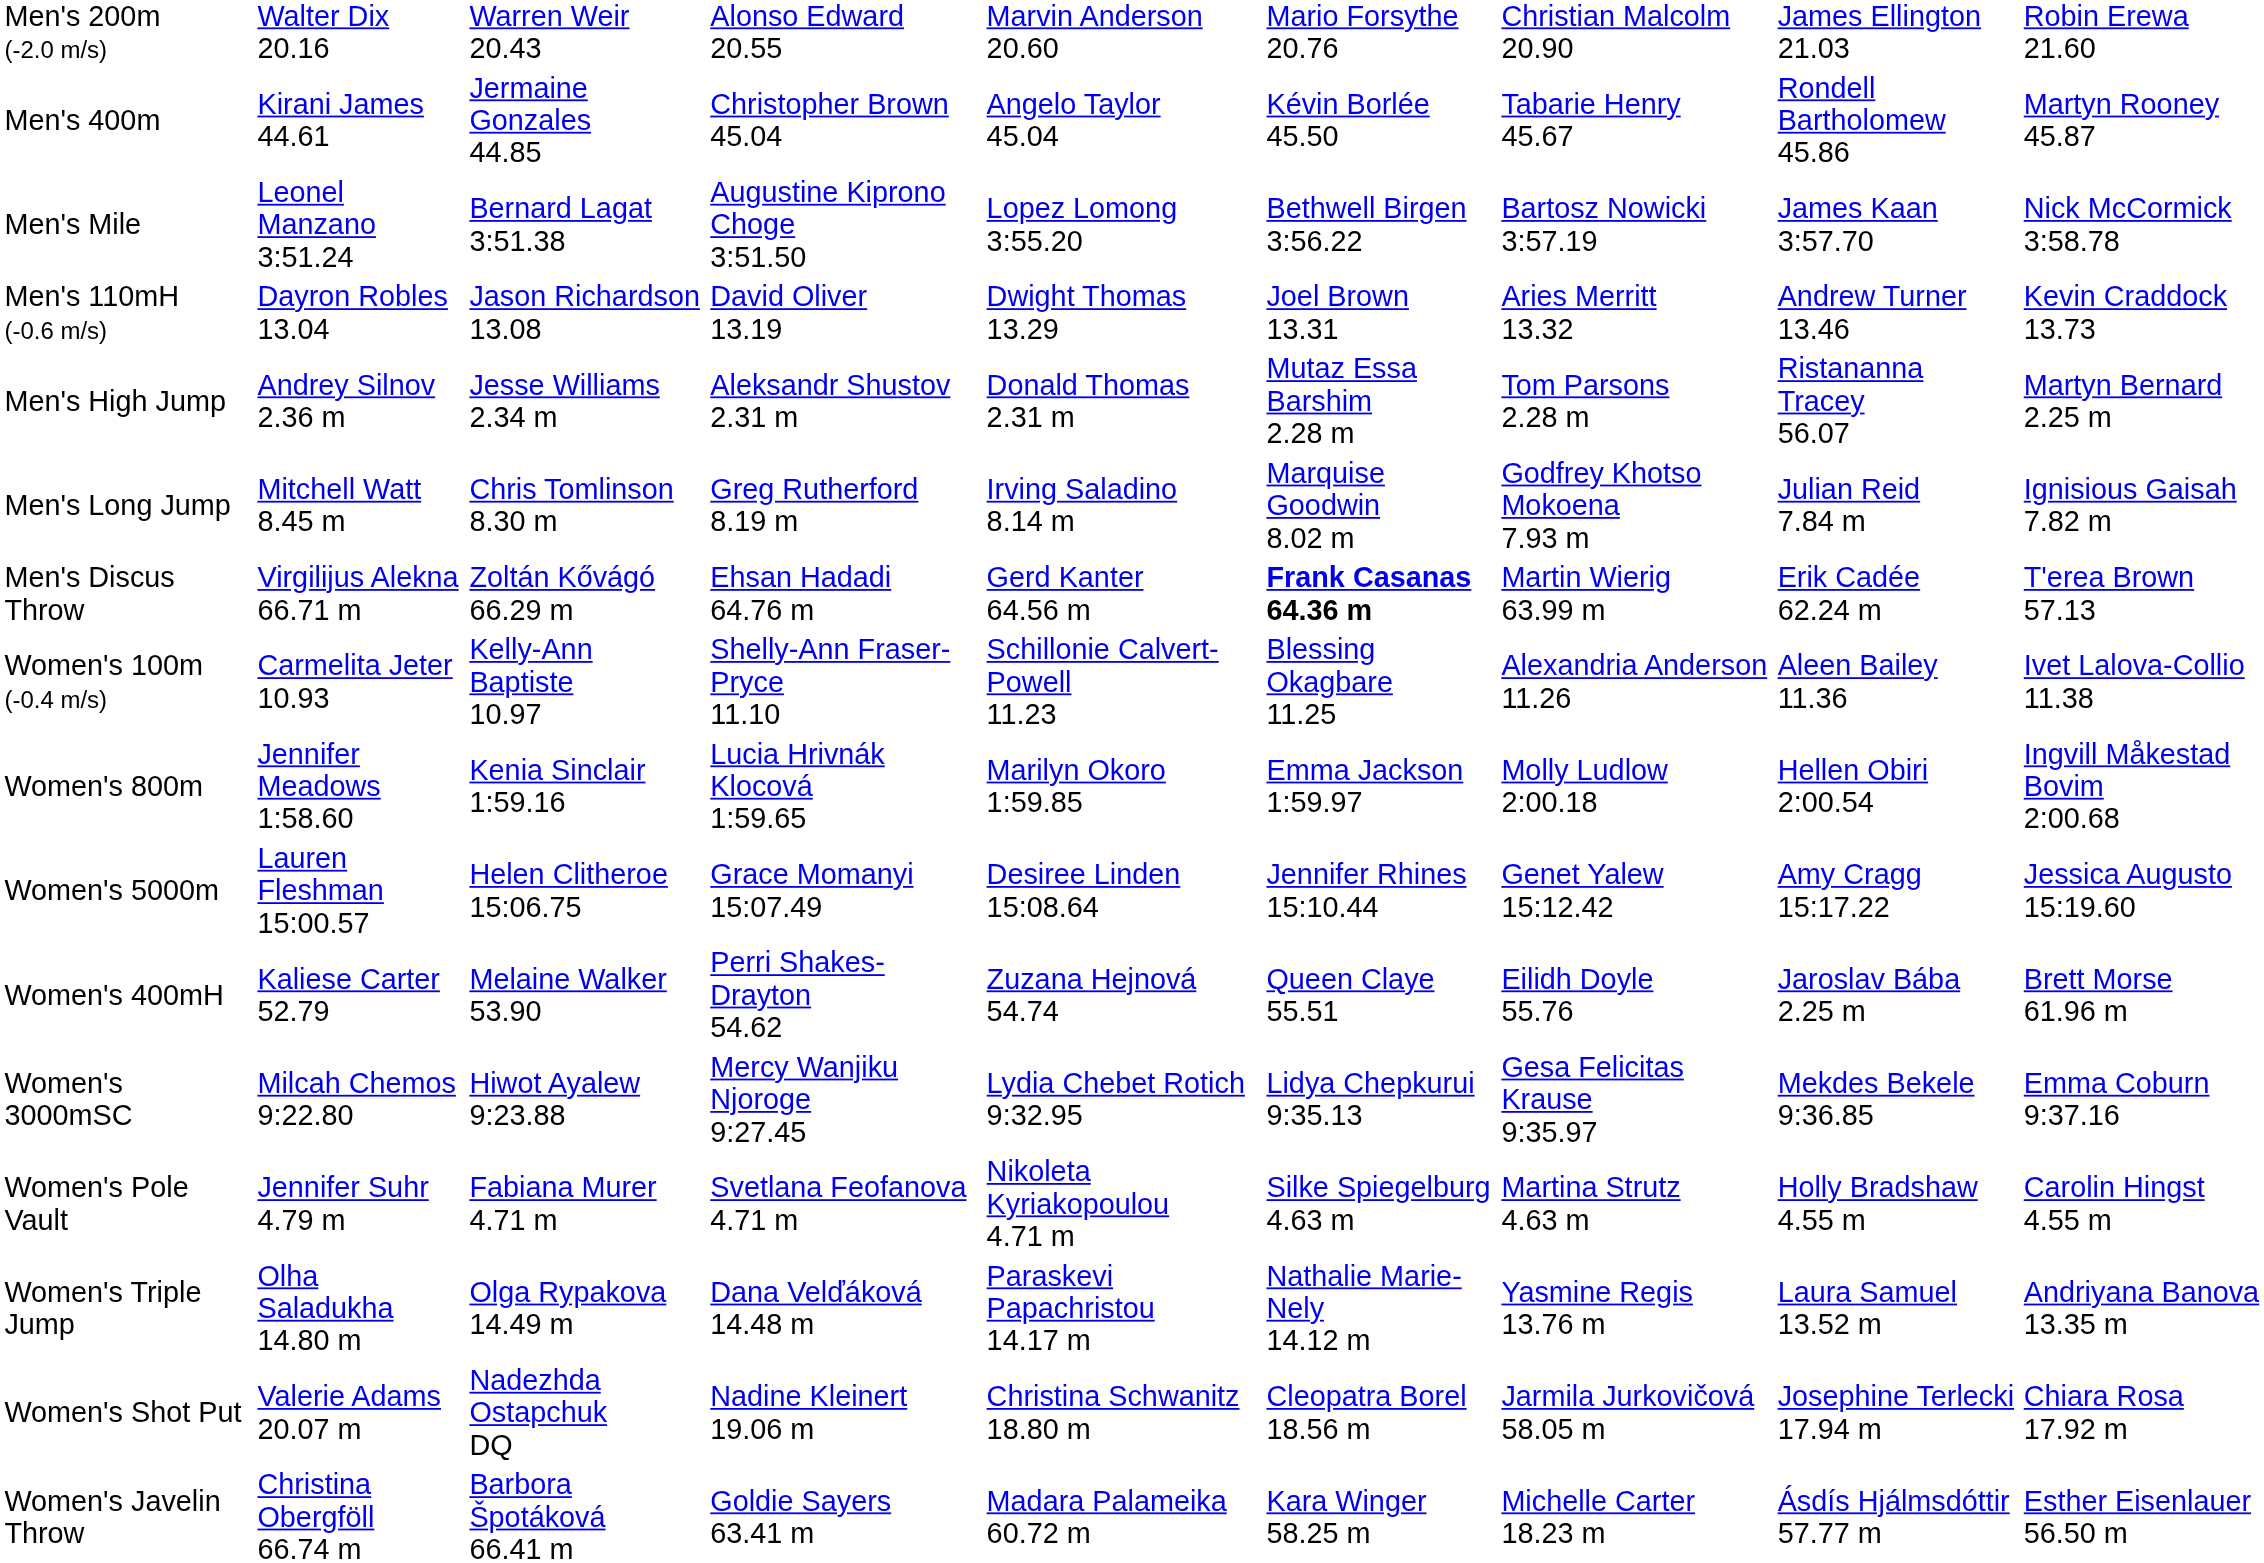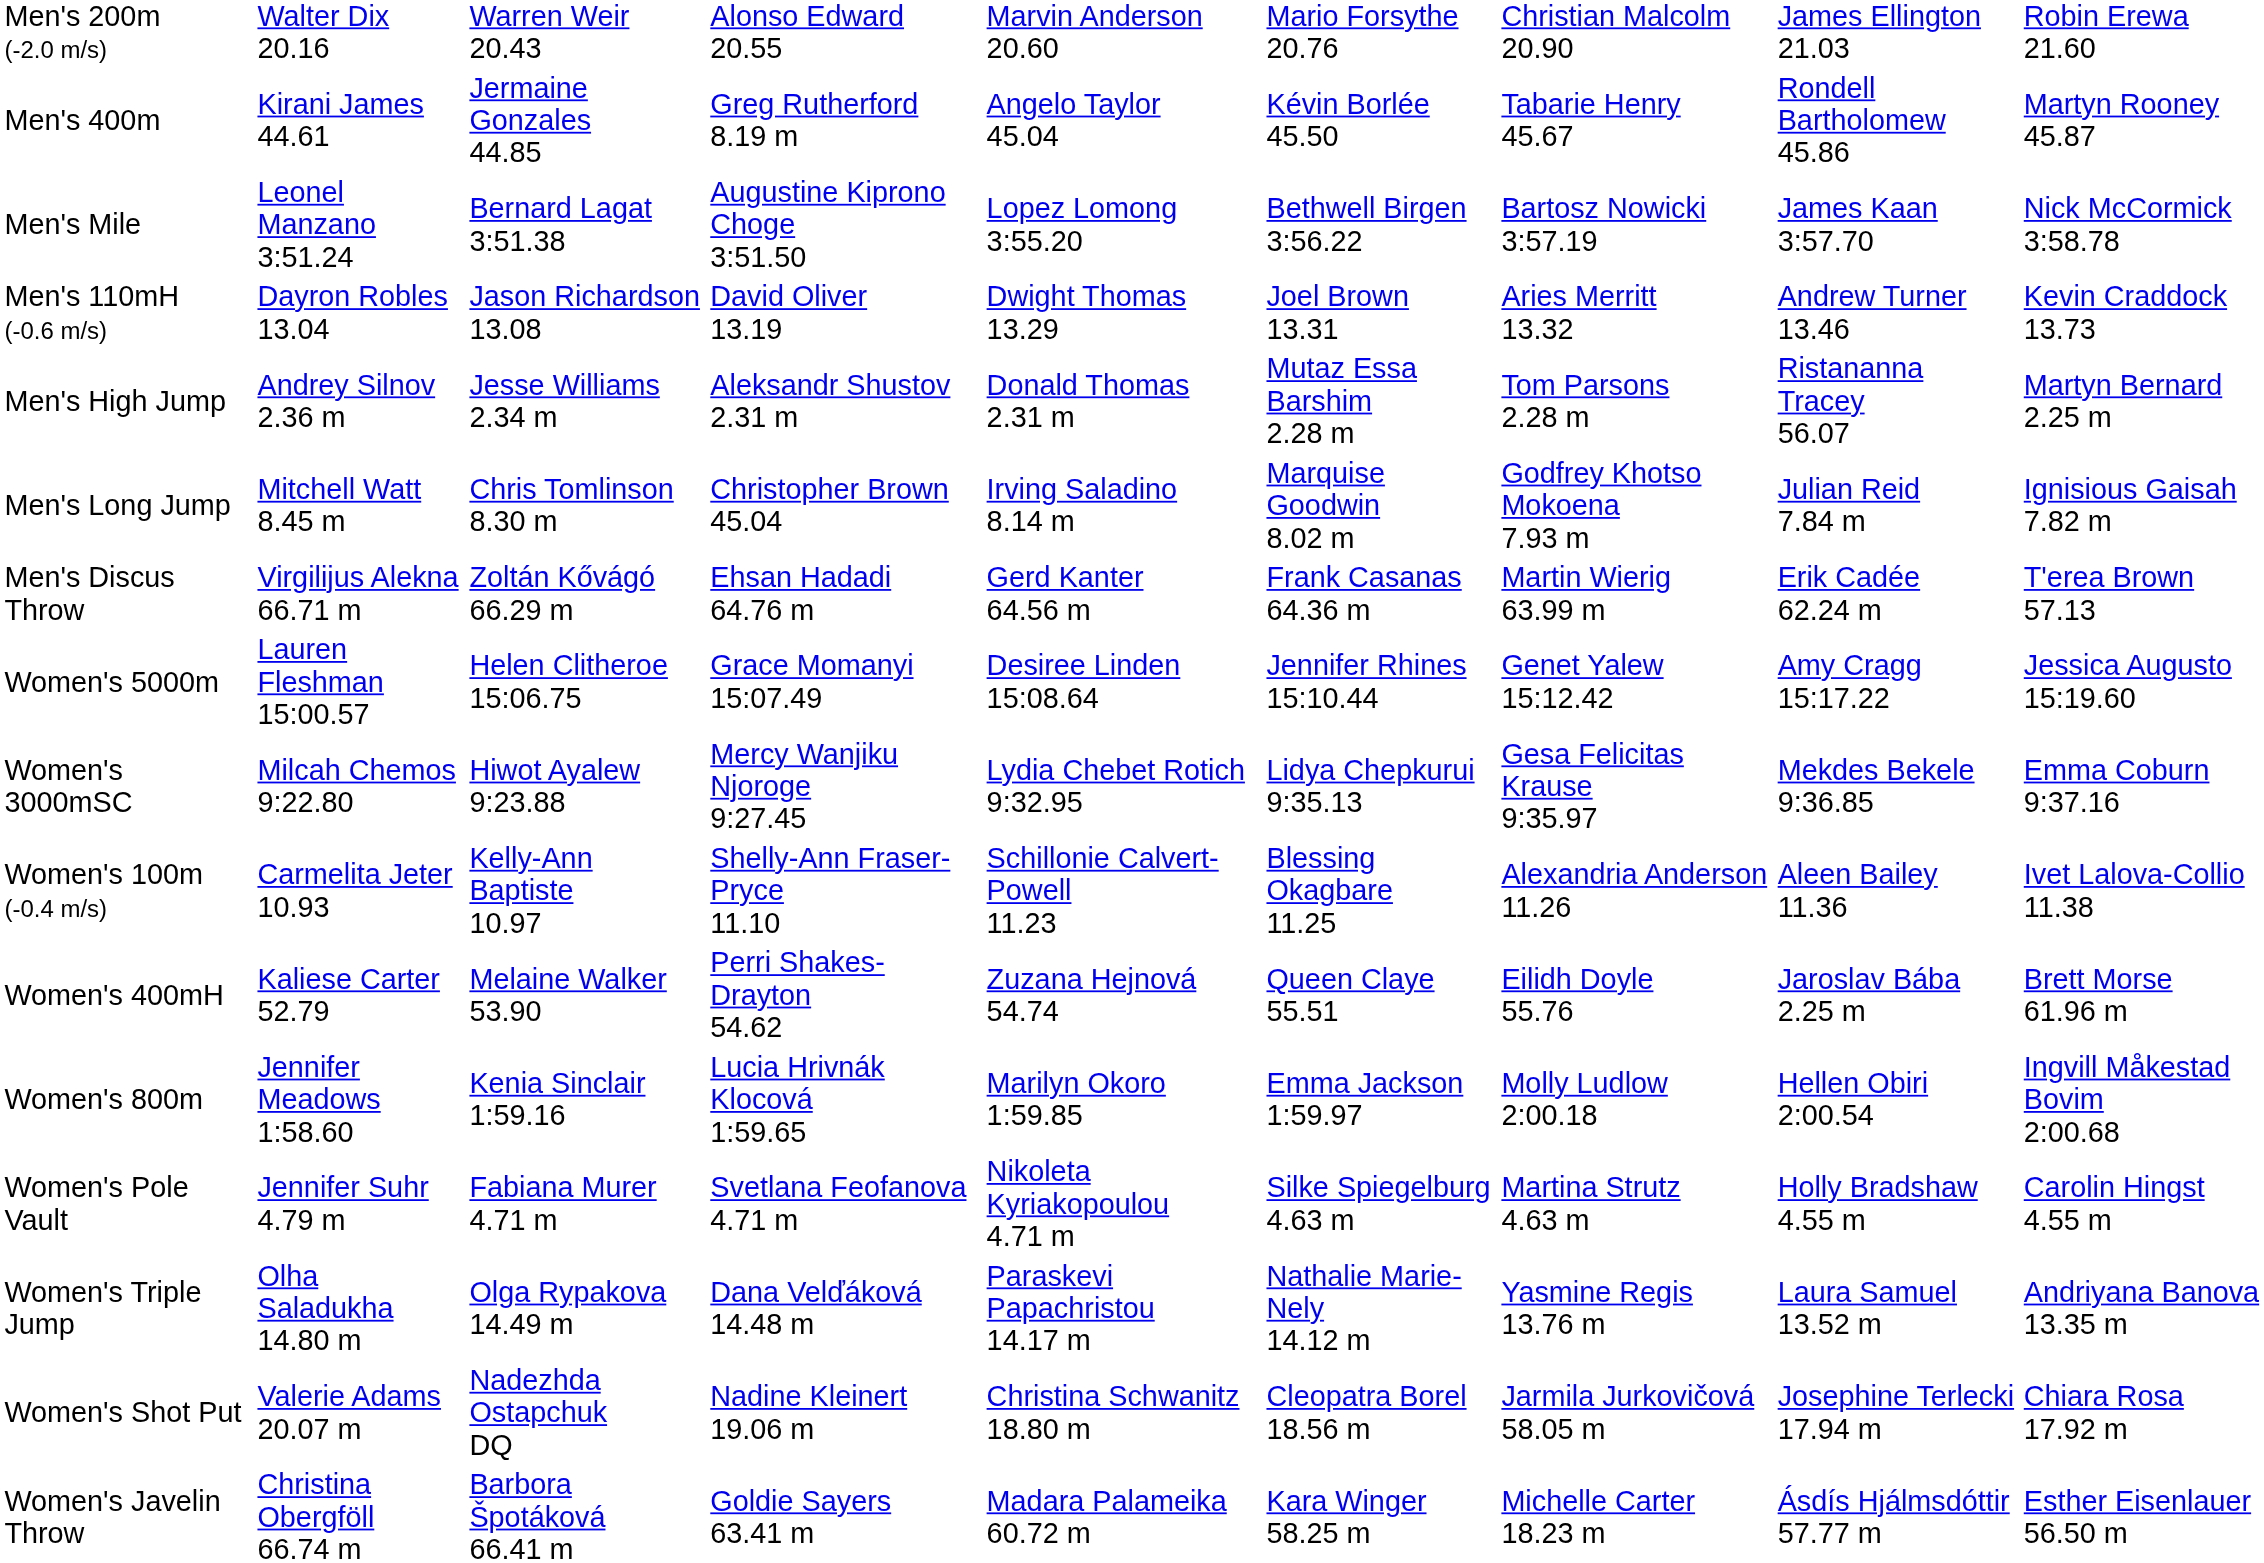(830, 120) Christopher Brown 45.04 -> (814, 120) Greg Rutherford 8.19 m
(814, 505) Greg Rutherford 8.19 m -> (830, 505) Christopher Brown 45.04
(1369, 594) bold -> (1364, 594) normal
rows swapped: (104, 682) <-> (112, 890)
rows swapped: (104, 786) <-> (68, 1099)
